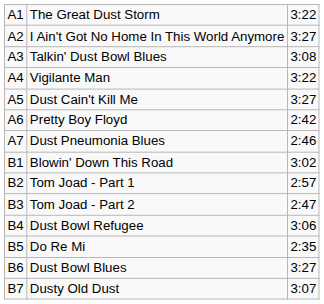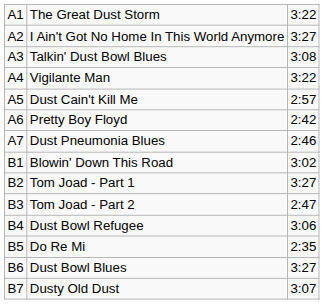(303, 99) 3:27 -> (303, 99) 2:57
(303, 183) 2:57 -> (303, 183) 3:27
